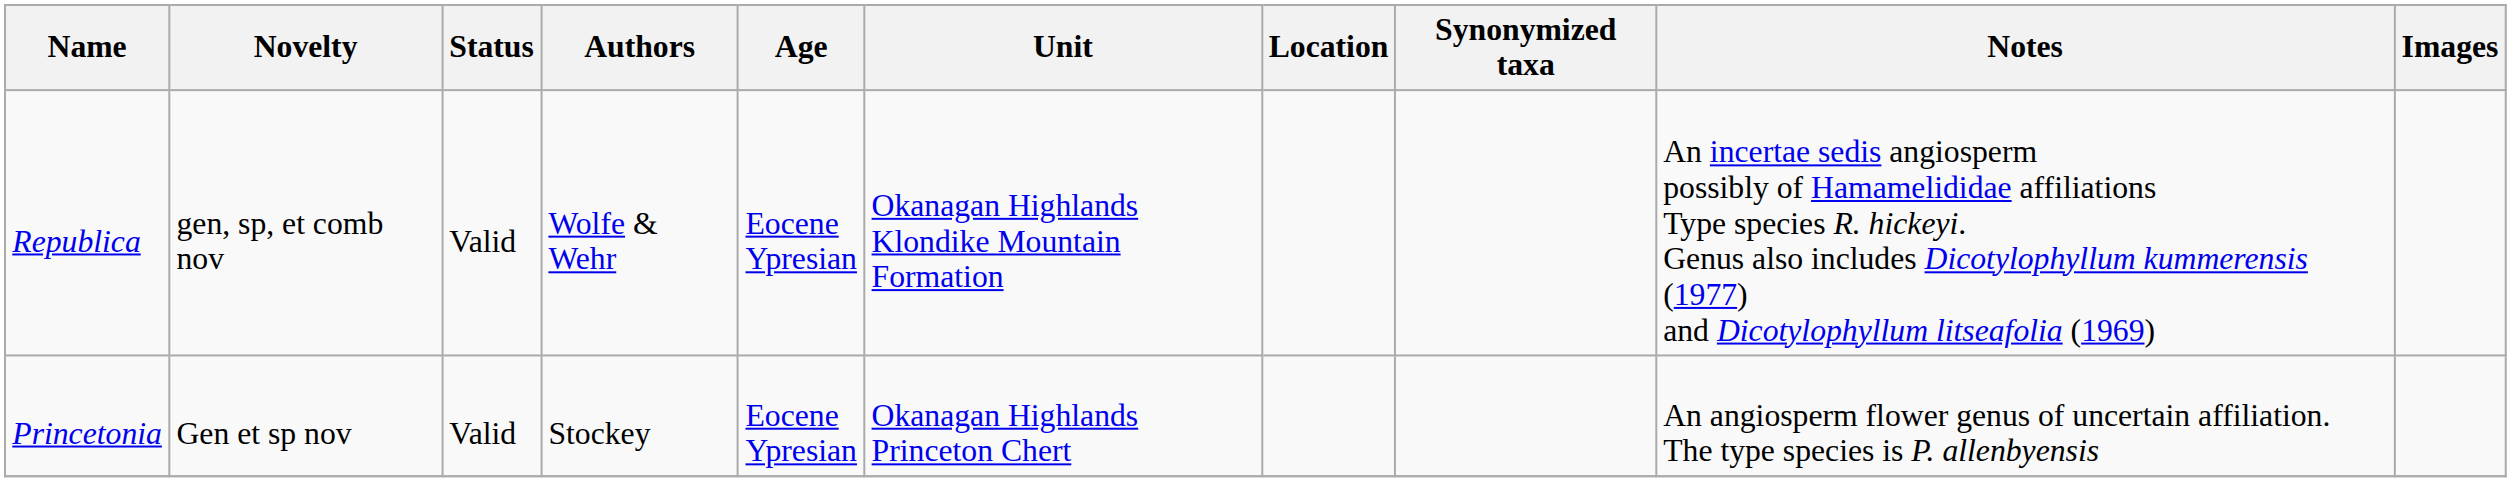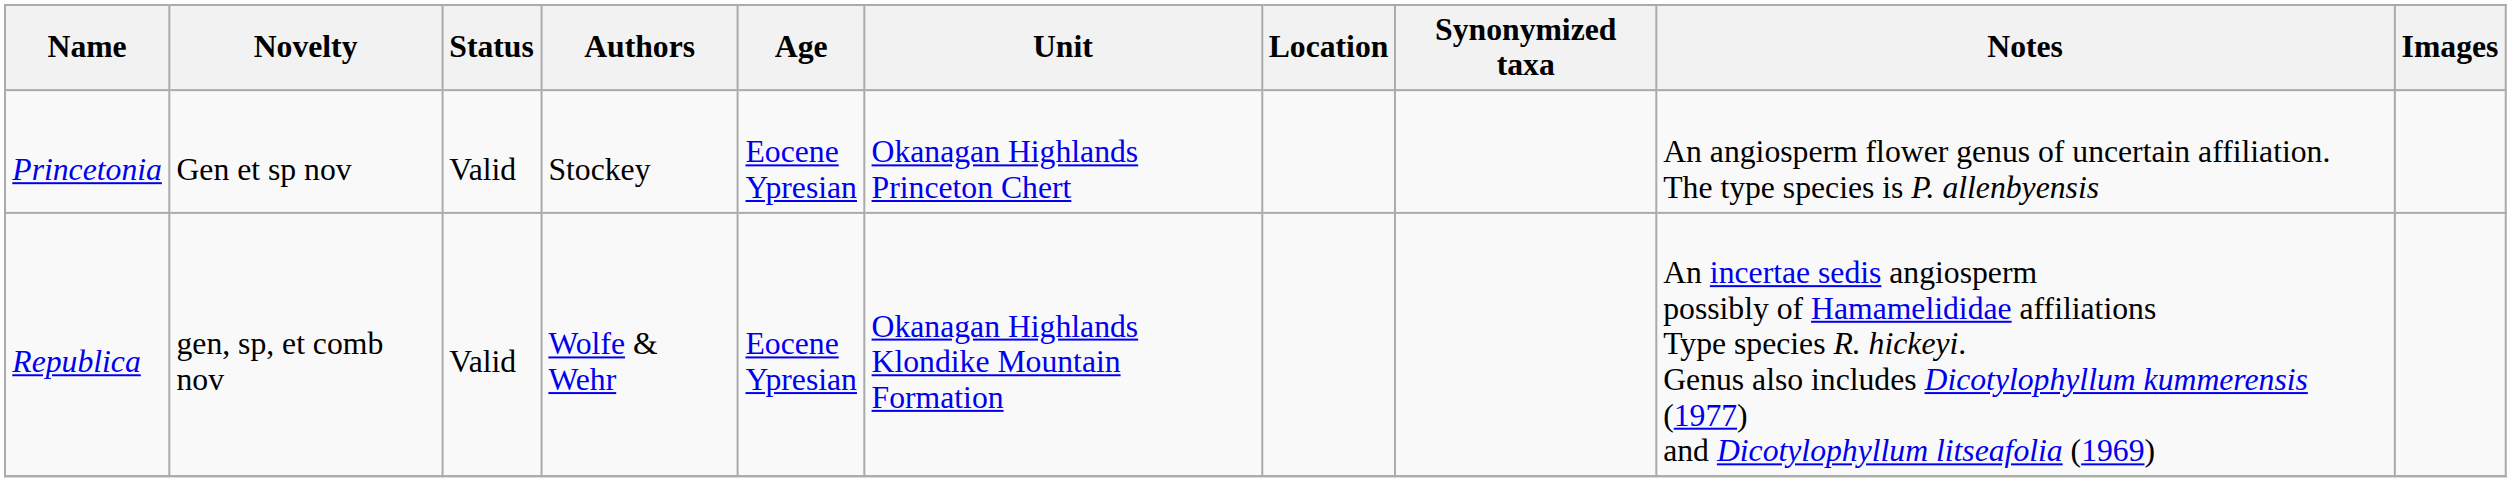rows swapped: (87, 433) <-> (77, 240)
